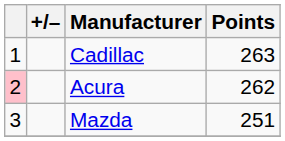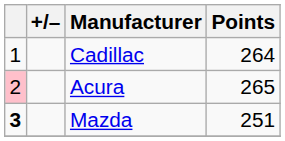(258, 54) 263 -> (258, 54) 264
(258, 87) 262 -> (258, 87) 265
(15, 120) normal -> (15, 120) bold
